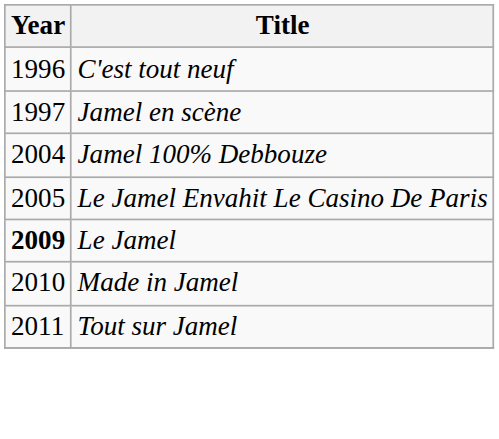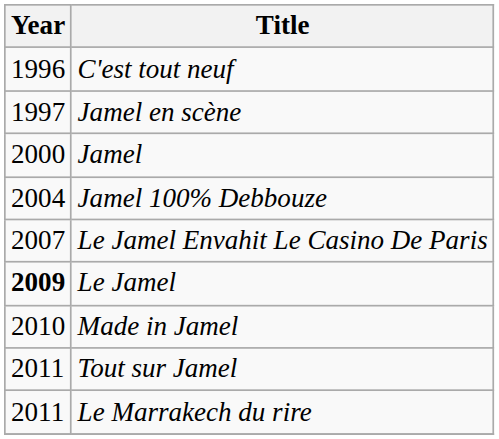+ row: (110, 154)
(38, 197) 2005 -> (38, 240) 2007
+ row: (195, 411)
